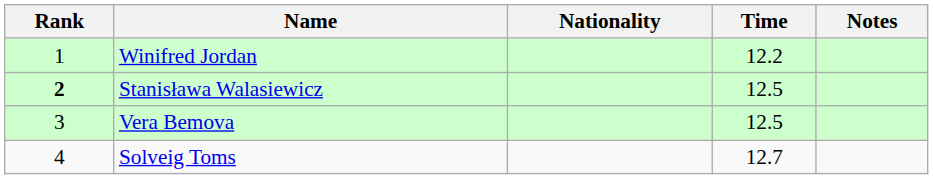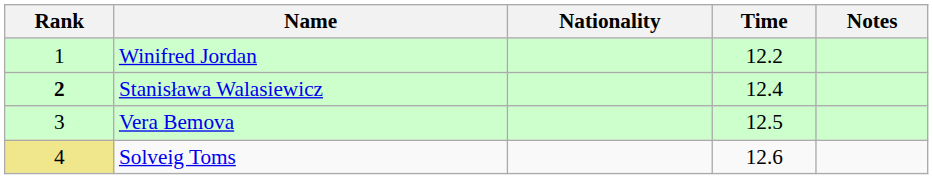(764, 88) 12.5 -> (764, 88) 12.4
(59, 156) no background -> (59, 156) khaki background
(764, 156) 12.7 -> (764, 156) 12.6
